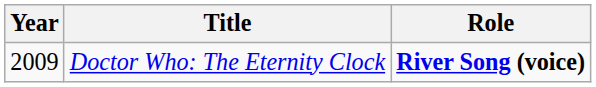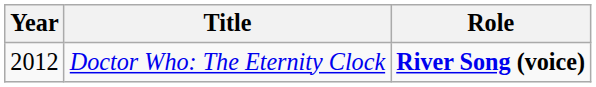(34, 61) 2009 -> (34, 61) 2012
